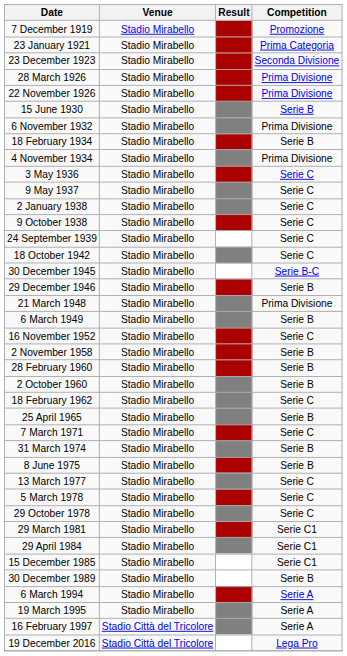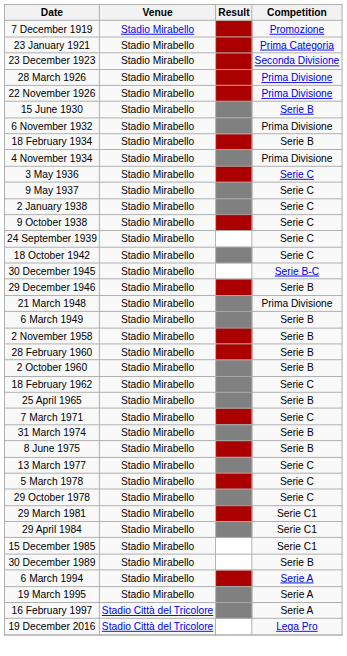- row: (52, 336)
